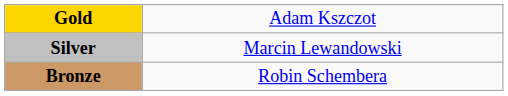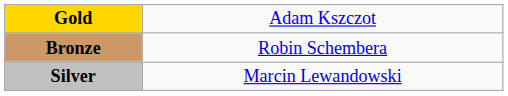rows swapped: (73, 47) <-> (73, 76)
